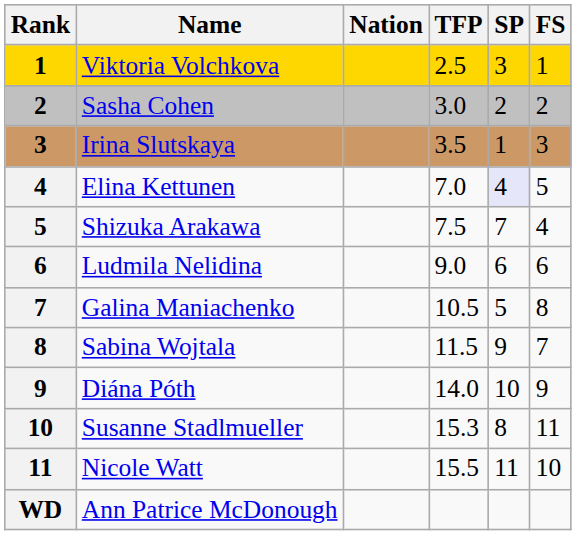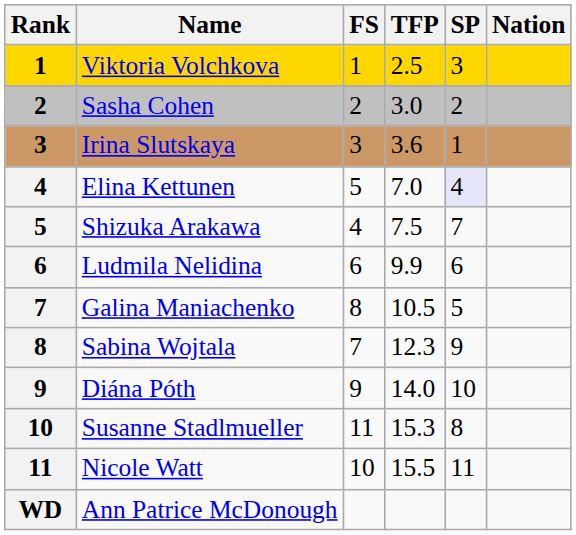columns swapped: (386, 24) <-> (551, 24)
(450, 145) 3.5 -> (407, 145) 3.6
(450, 266) 9.0 -> (407, 266) 9.9
(456, 347) 11.5 -> (413, 347) 12.3
